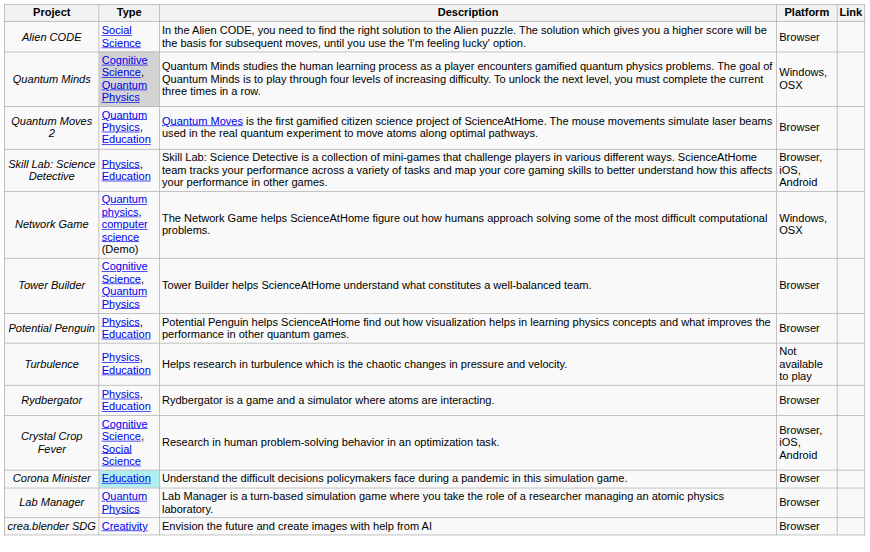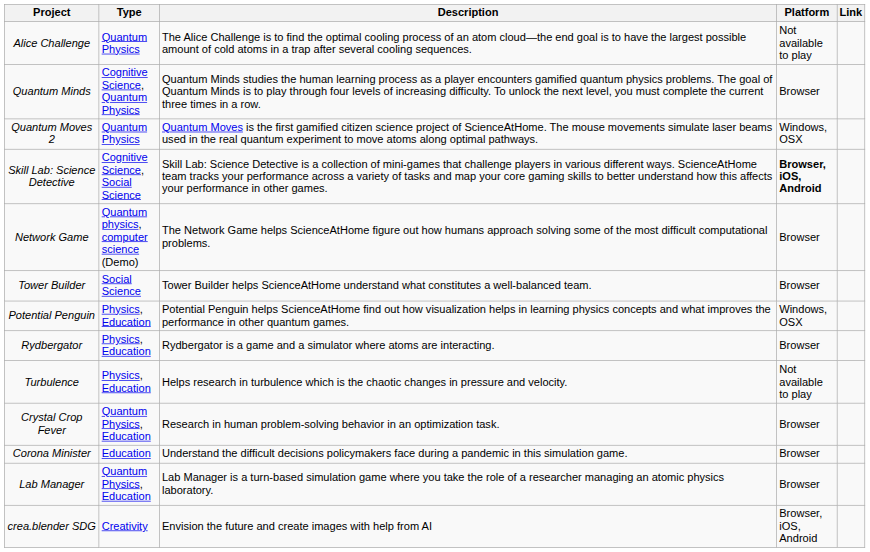+ row: (52, 43)
- row: (52, 36)
(125, 79) lightgrey background -> (125, 91) no background
(803, 79) Windows, OSX -> (799, 91) Browser
(126, 127) Quantum Physics, Education -> (124, 134) Quantum Physics
(799, 127) Browser -> (803, 134) Windows, OSX
(126, 170) Physics, Education -> (125, 176) Cognitive Science, Social Science
(801, 170) normal -> (803, 176) bold
(803, 224) Windows, OSX -> (799, 237) Browser
(125, 285) Cognitive Science, Quantum Physics -> (121, 285) Social Science
(799, 328) Browser -> (803, 315) Windows, OSX
rows swapped: (52, 400) <-> (52, 364)
(125, 442) Cognitive Science, Social Science -> (126, 424) Quantum Physics, Education
(801, 442) Browser, iOS, Android -> (799, 424) Browser
(126, 479) paleturquoise background -> (126, 454) no background
(124, 502) Quantum Physics -> (126, 484) Quantum Physics, Education
(799, 526) Browser -> (801, 526) Browser, iOS, Android
